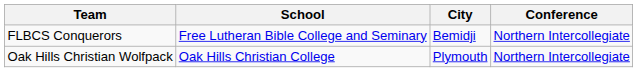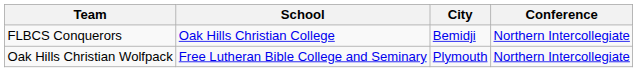(303, 35) Free Lutheran Bible College and Seminary -> (257, 35) Oak Hills Christian College
(257, 56) Oak Hills Christian College -> (303, 56) Free Lutheran Bible College and Seminary
